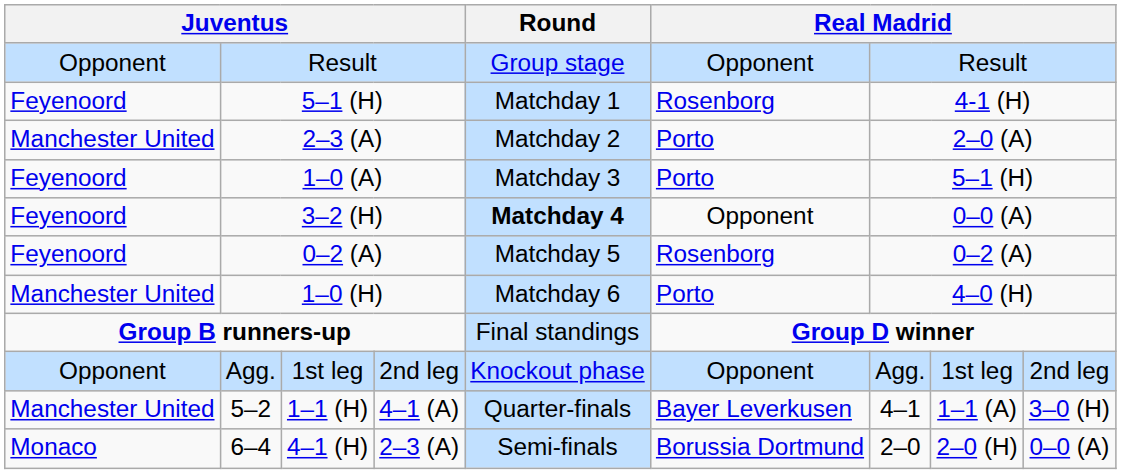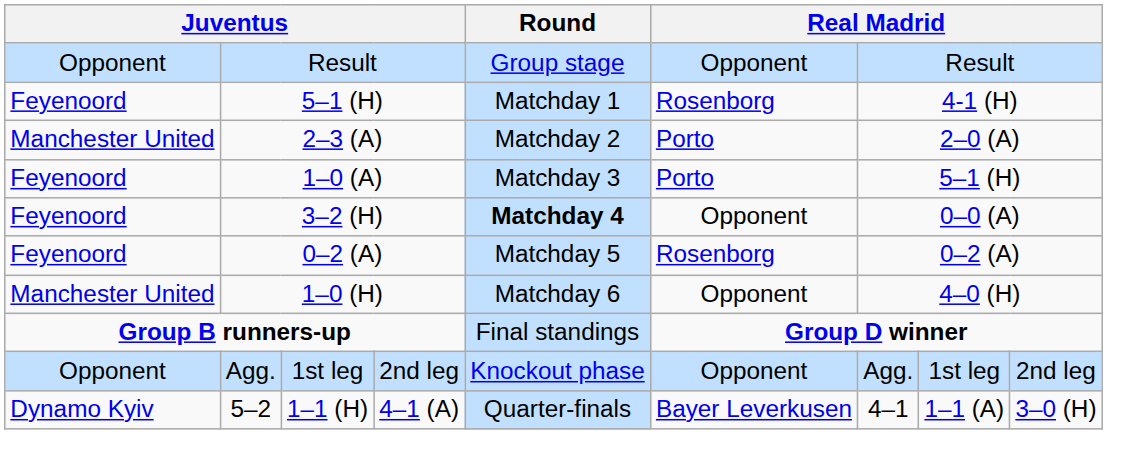(685, 293) Porto -> (754, 293) Opponent
(112, 409) Manchester United -> (82, 409) Dynamo Kyiv
- row: (251, 448)
